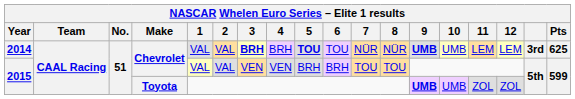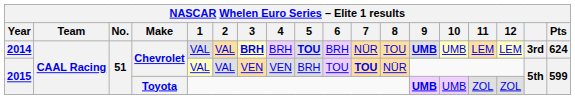(337, 49) TOU -> (337, 49) BRH
(395, 49) NÜR -> (395, 49) TOU
(558, 49) 625 -> (558, 49) 624
(337, 67) BRH -> (337, 67) TOU
(366, 67) normal -> (366, 67) bold
(395, 67) TOU -> (395, 67) NÜR
